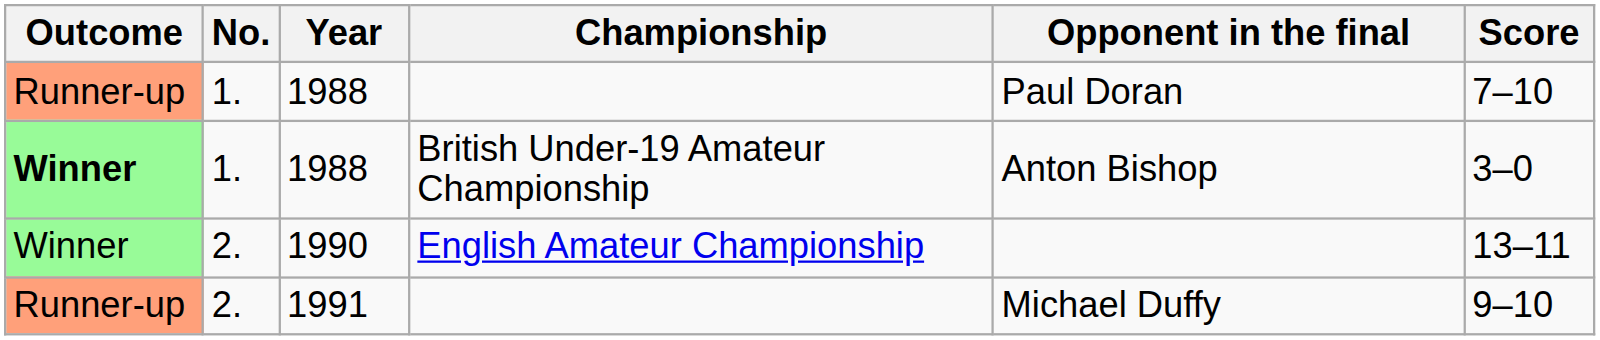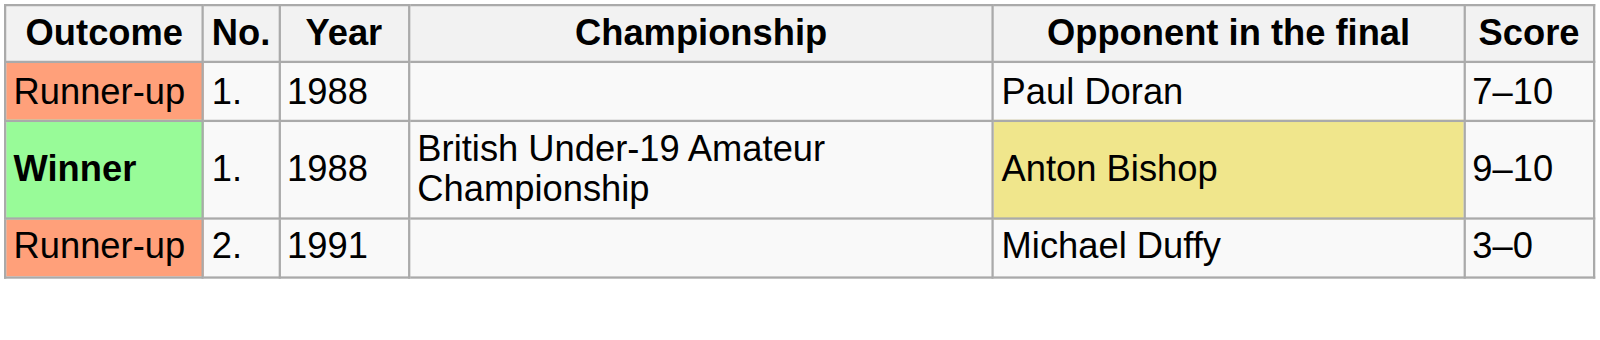(1110, 168) no background -> (1110, 168) khaki background
(1503, 168) 3–0 -> (1513, 168) 9–10
- row: (328, 246)
(1513, 304) 9–10 -> (1503, 246) 3–0
